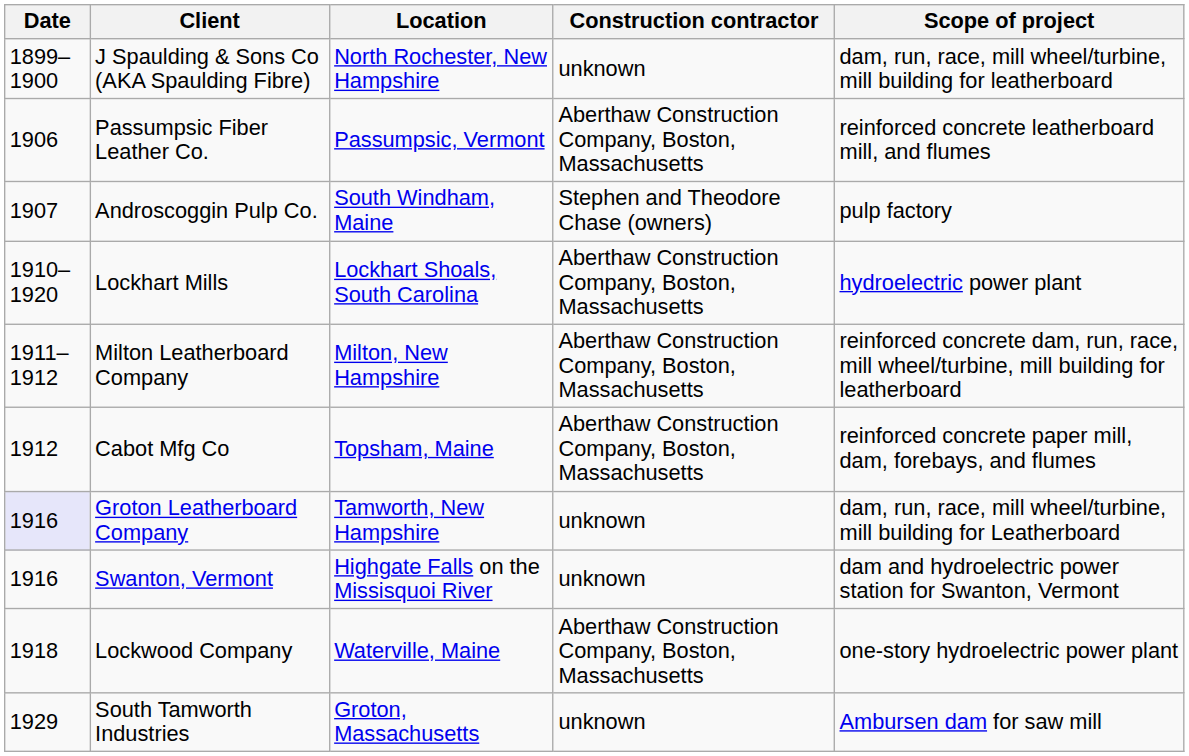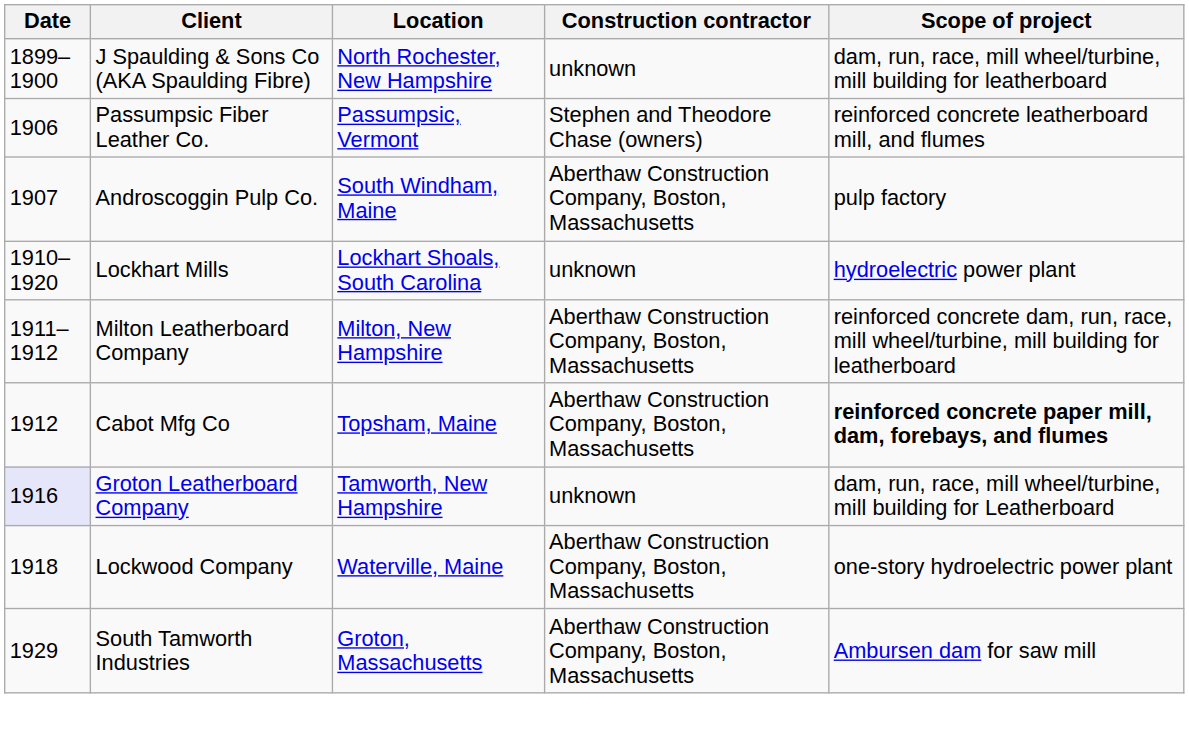(668, 139) Aberthaw Construction Company, Boston, Massachusetts -> (660, 127) Stephen and Theodore Chase (owners)
(670, 210) Stephen and Theodore Chase (owners) -> (659, 198) Aberthaw Construction Company, Boston, Massachusetts
(668, 282) Aberthaw Construction Company, Boston, Massachusetts -> (593, 269) unknown
(986, 449) normal -> (993, 424) bold
- row: (184, 579)
(602, 721) unknown -> (659, 650) Aberthaw Construction Company, Boston, Massachusetts
